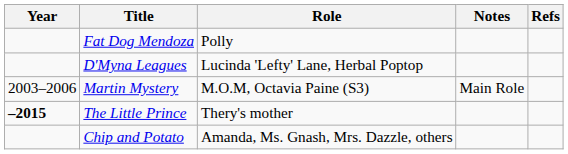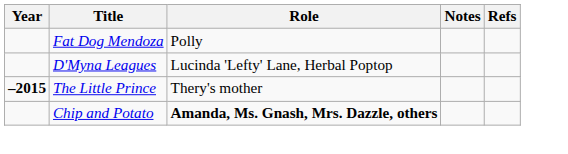- row: (131, 88)
(327, 137) normal -> (304, 112) bold
